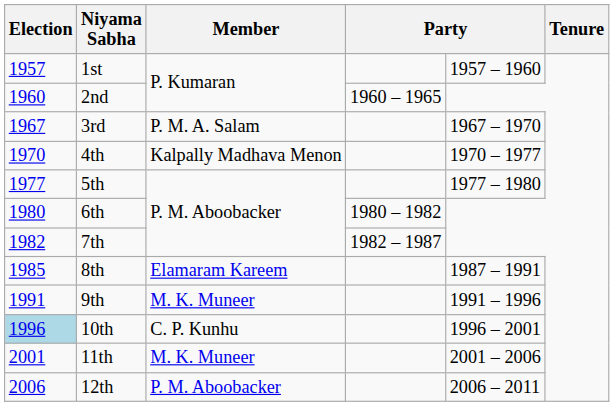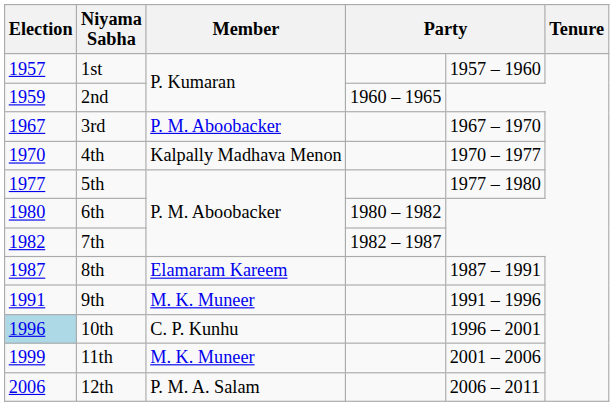(27, 97) 1960 -> (27, 97) 1959
(205, 126) P. M. A. Salam -> (216, 126) P. M. Aboobacker
(27, 270) 1985 -> (27, 270) 1987
(27, 357) 2001 -> (27, 357) 1999
(216, 386) P. M. Aboobacker -> (205, 386) P. M. A. Salam
